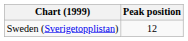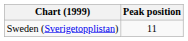(152, 28) 12 -> (152, 28) 11
